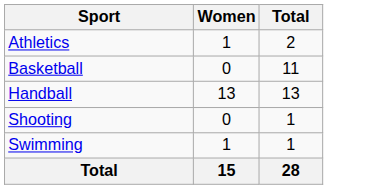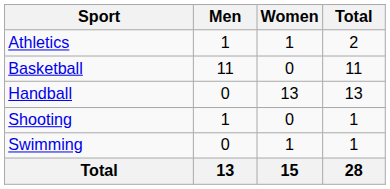+ column: (225, 17)
